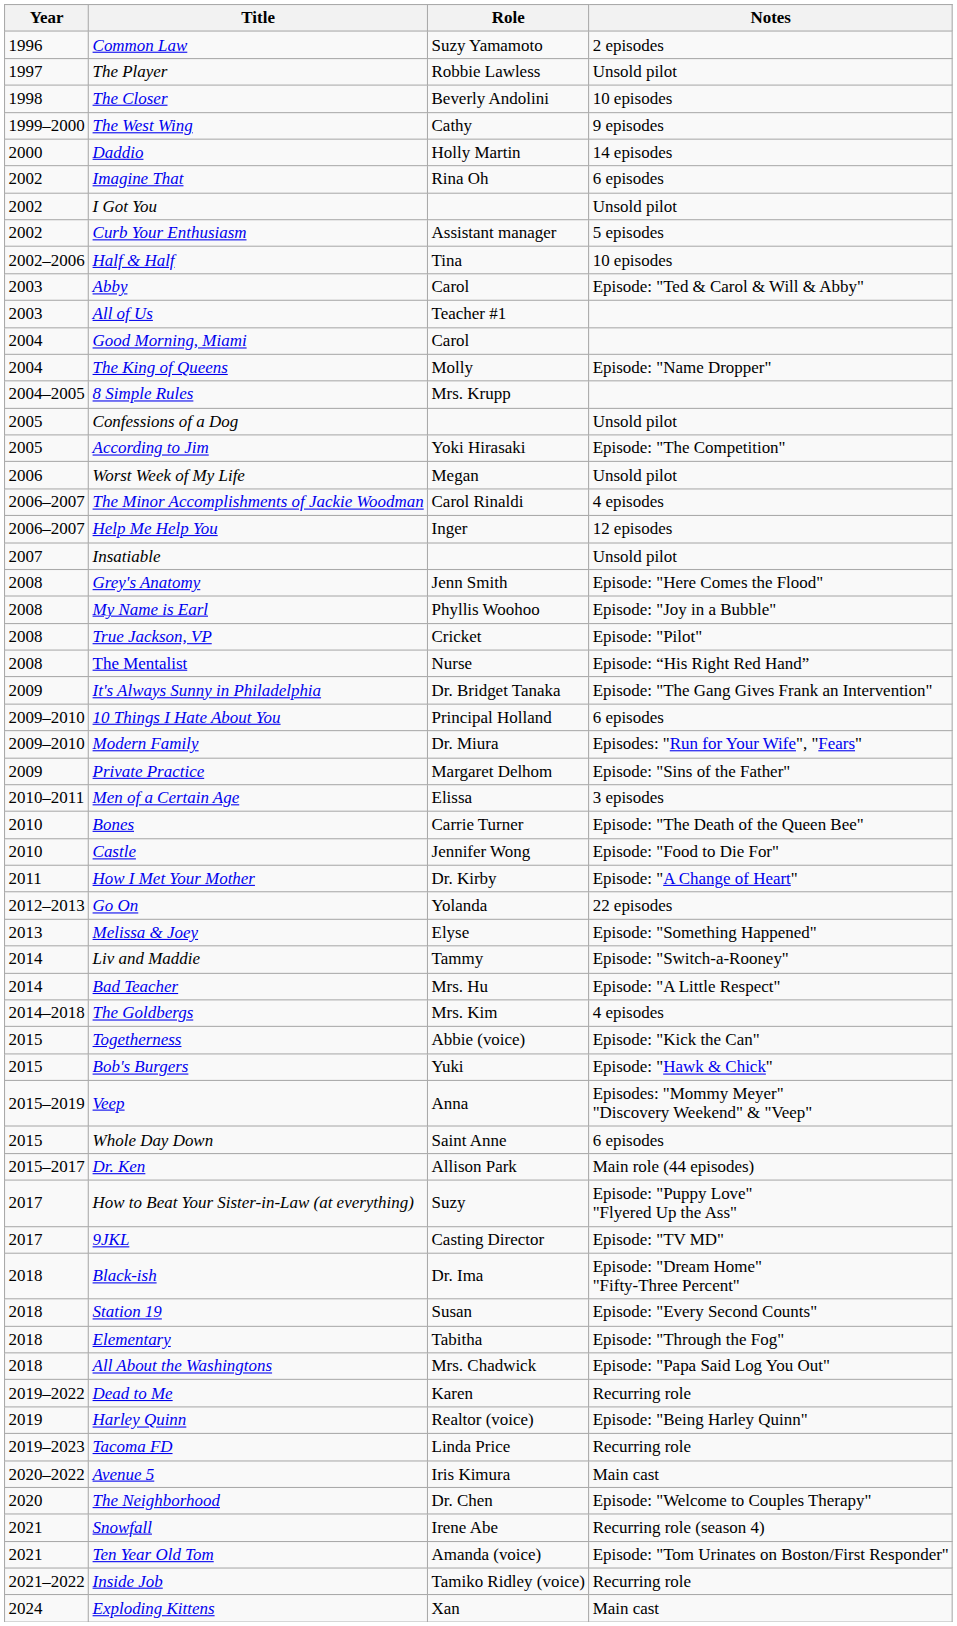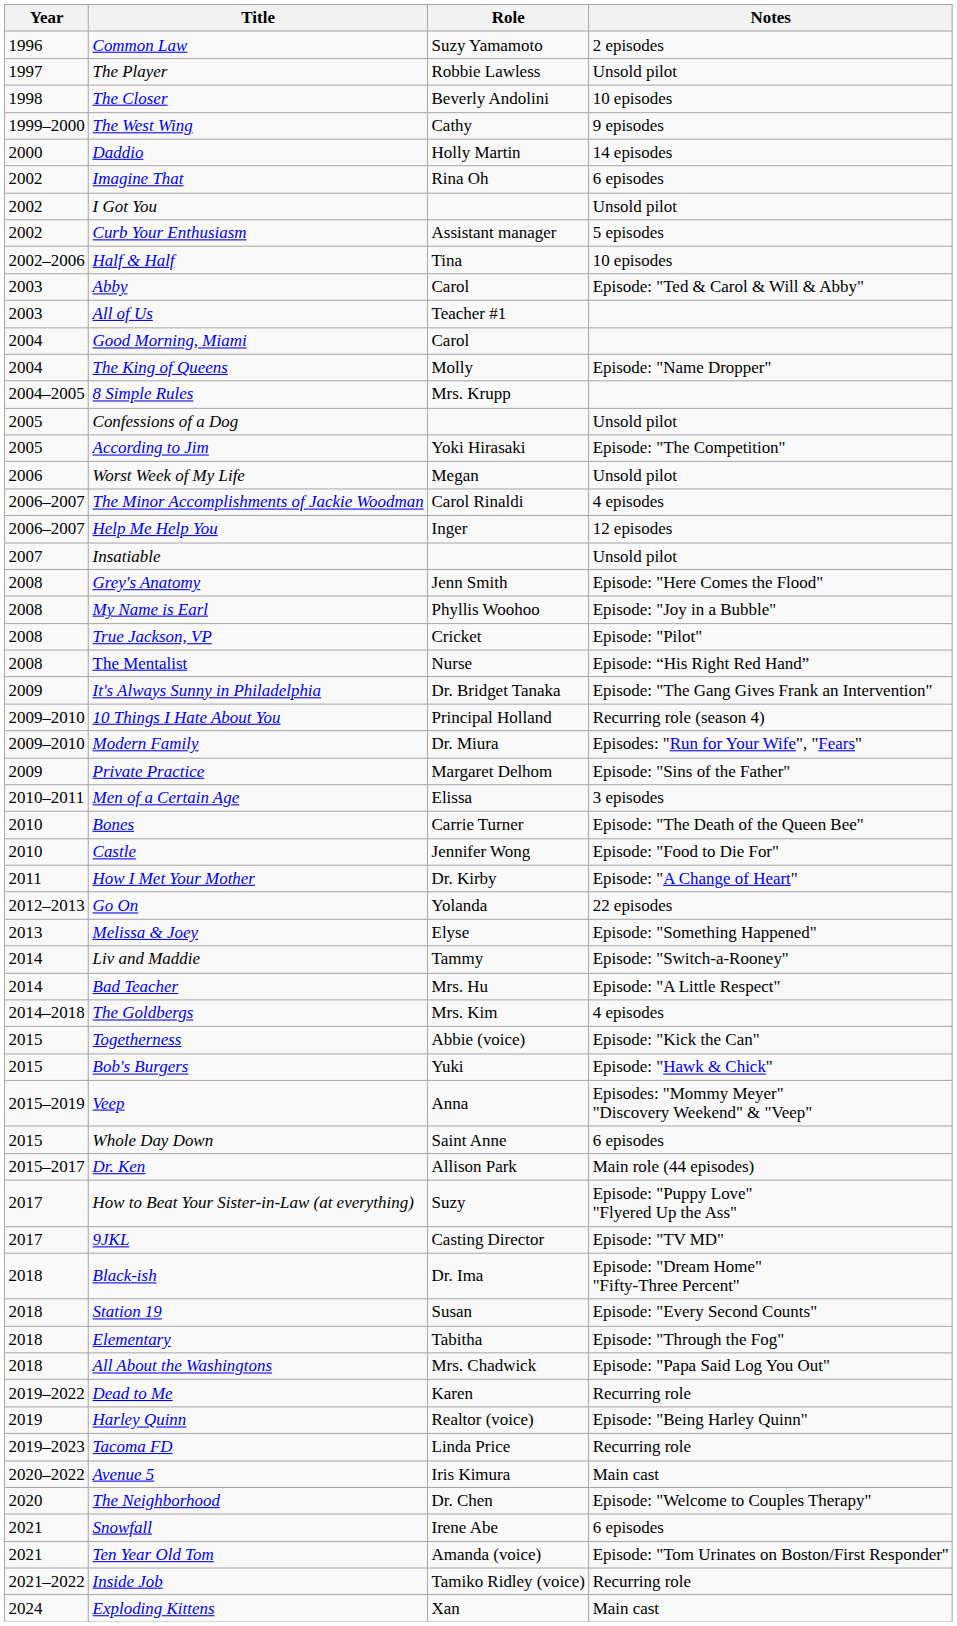(628, 717) 6 episodes -> (679, 717) Recurring role (season 4)
(679, 1527) Recurring role (season 4) -> (628, 1527) 6 episodes
